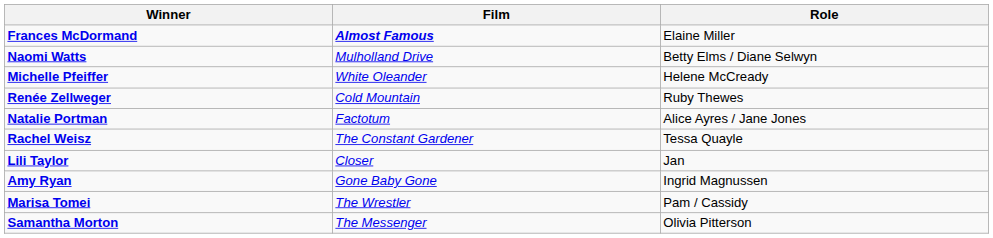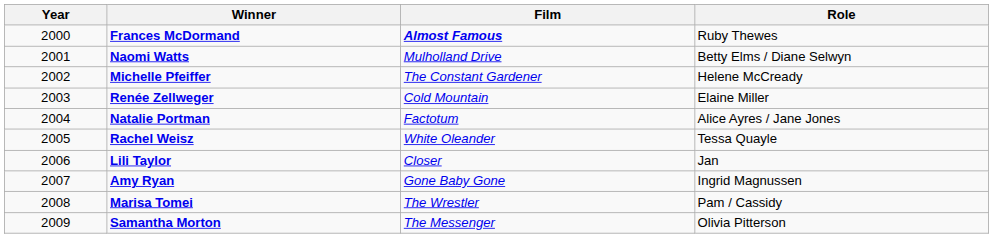+ column: (56, 14)
(699, 35) Elaine Miller -> (738, 35) Ruby Thewes
(381, 77) White Oleander -> (473, 77) The Constant Gardener
(703, 98) Ruby Thewes -> (733, 98) Elaine Miller
(404, 139) The Constant Gardener -> (449, 139) White Oleander
